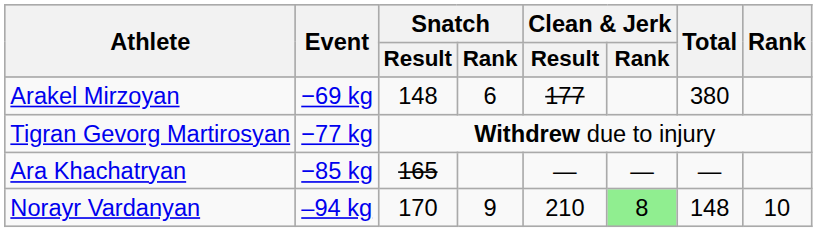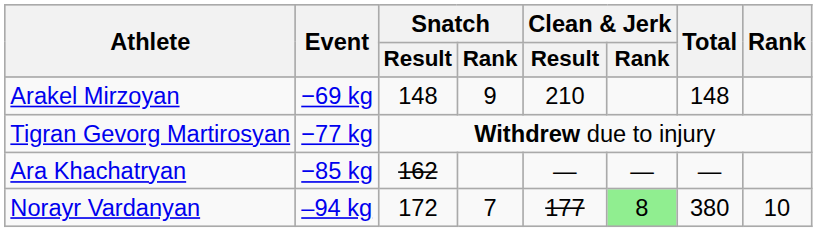(490, 96) 6 -> (490, 96) 9
(565, 96) 177 -> (565, 96) 210
(710, 96) 380 -> (710, 96) 148
(418, 171) 165 -> (418, 171) 162
(418, 208) 170 -> (418, 208) 172
(490, 208) 9 -> (490, 208) 7
(565, 208) 210 -> (565, 208) 177
(710, 208) 148 -> (710, 208) 380
